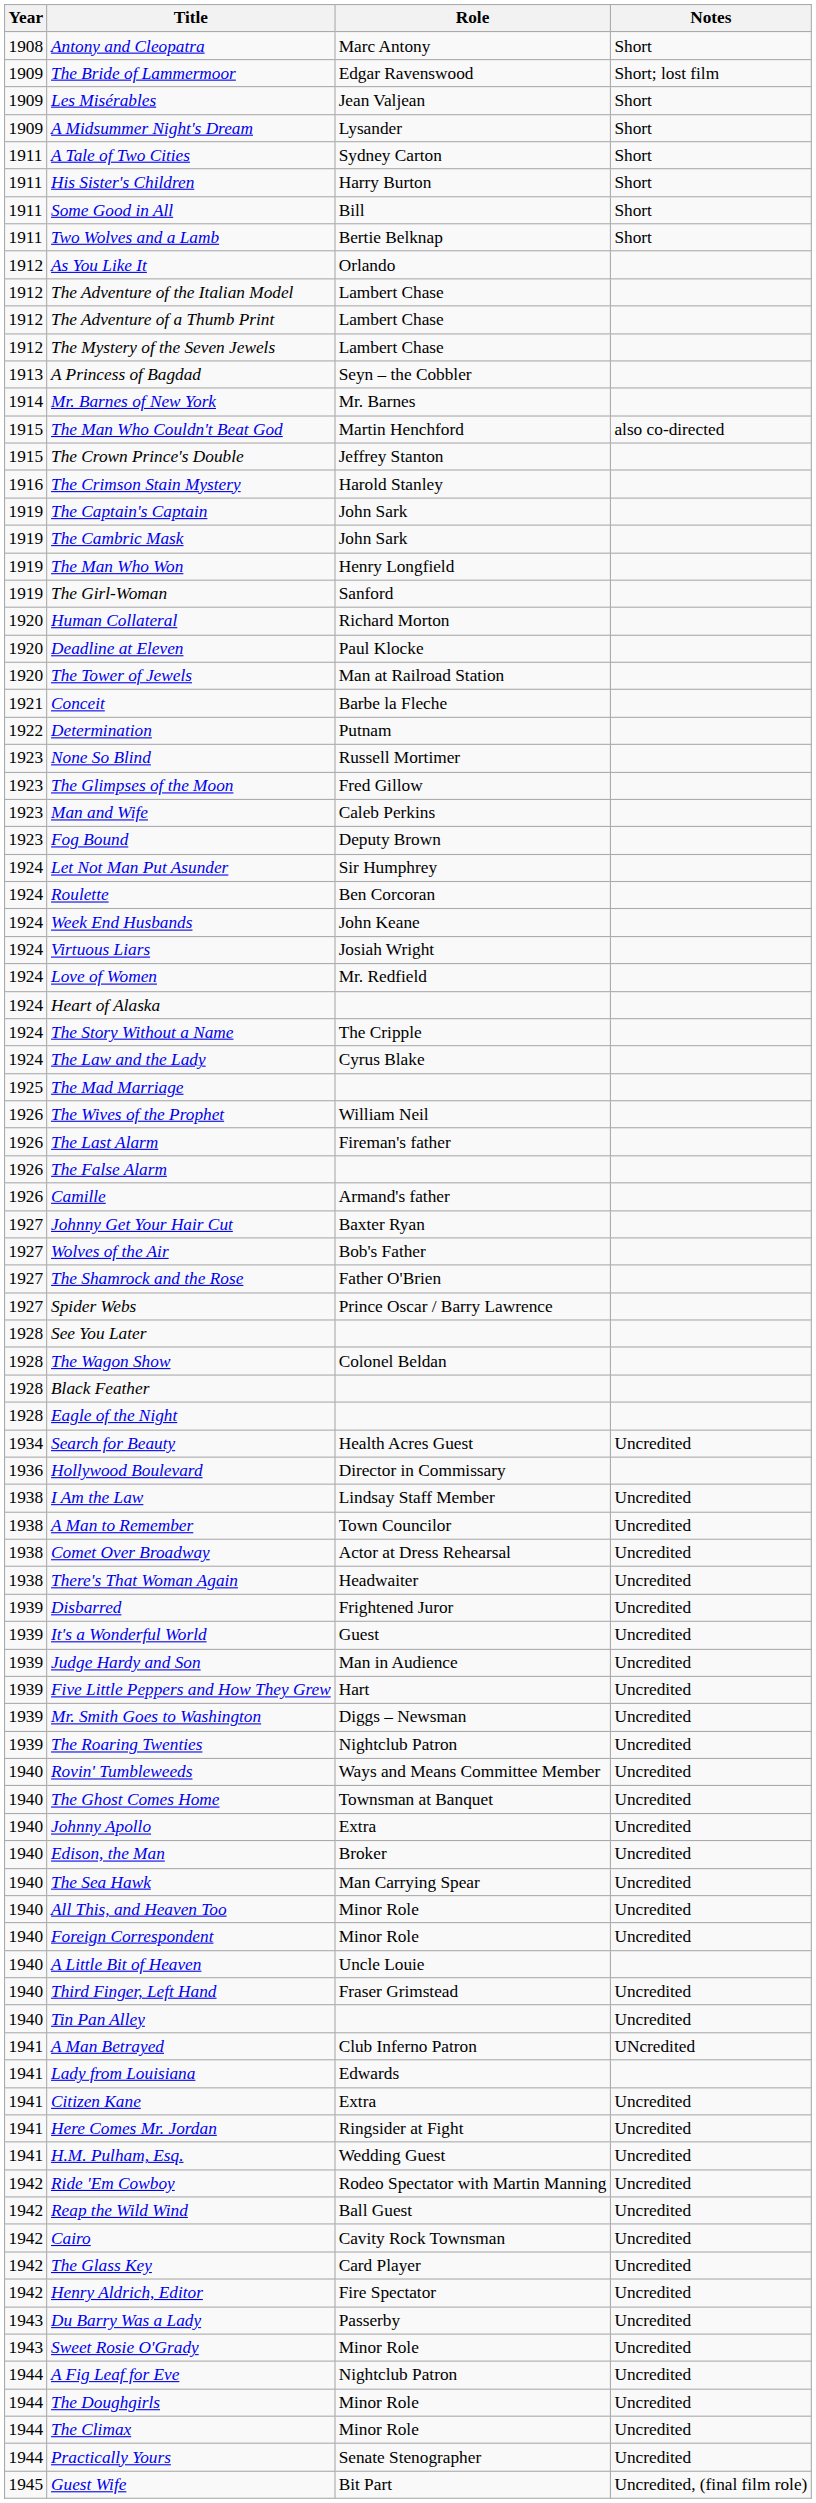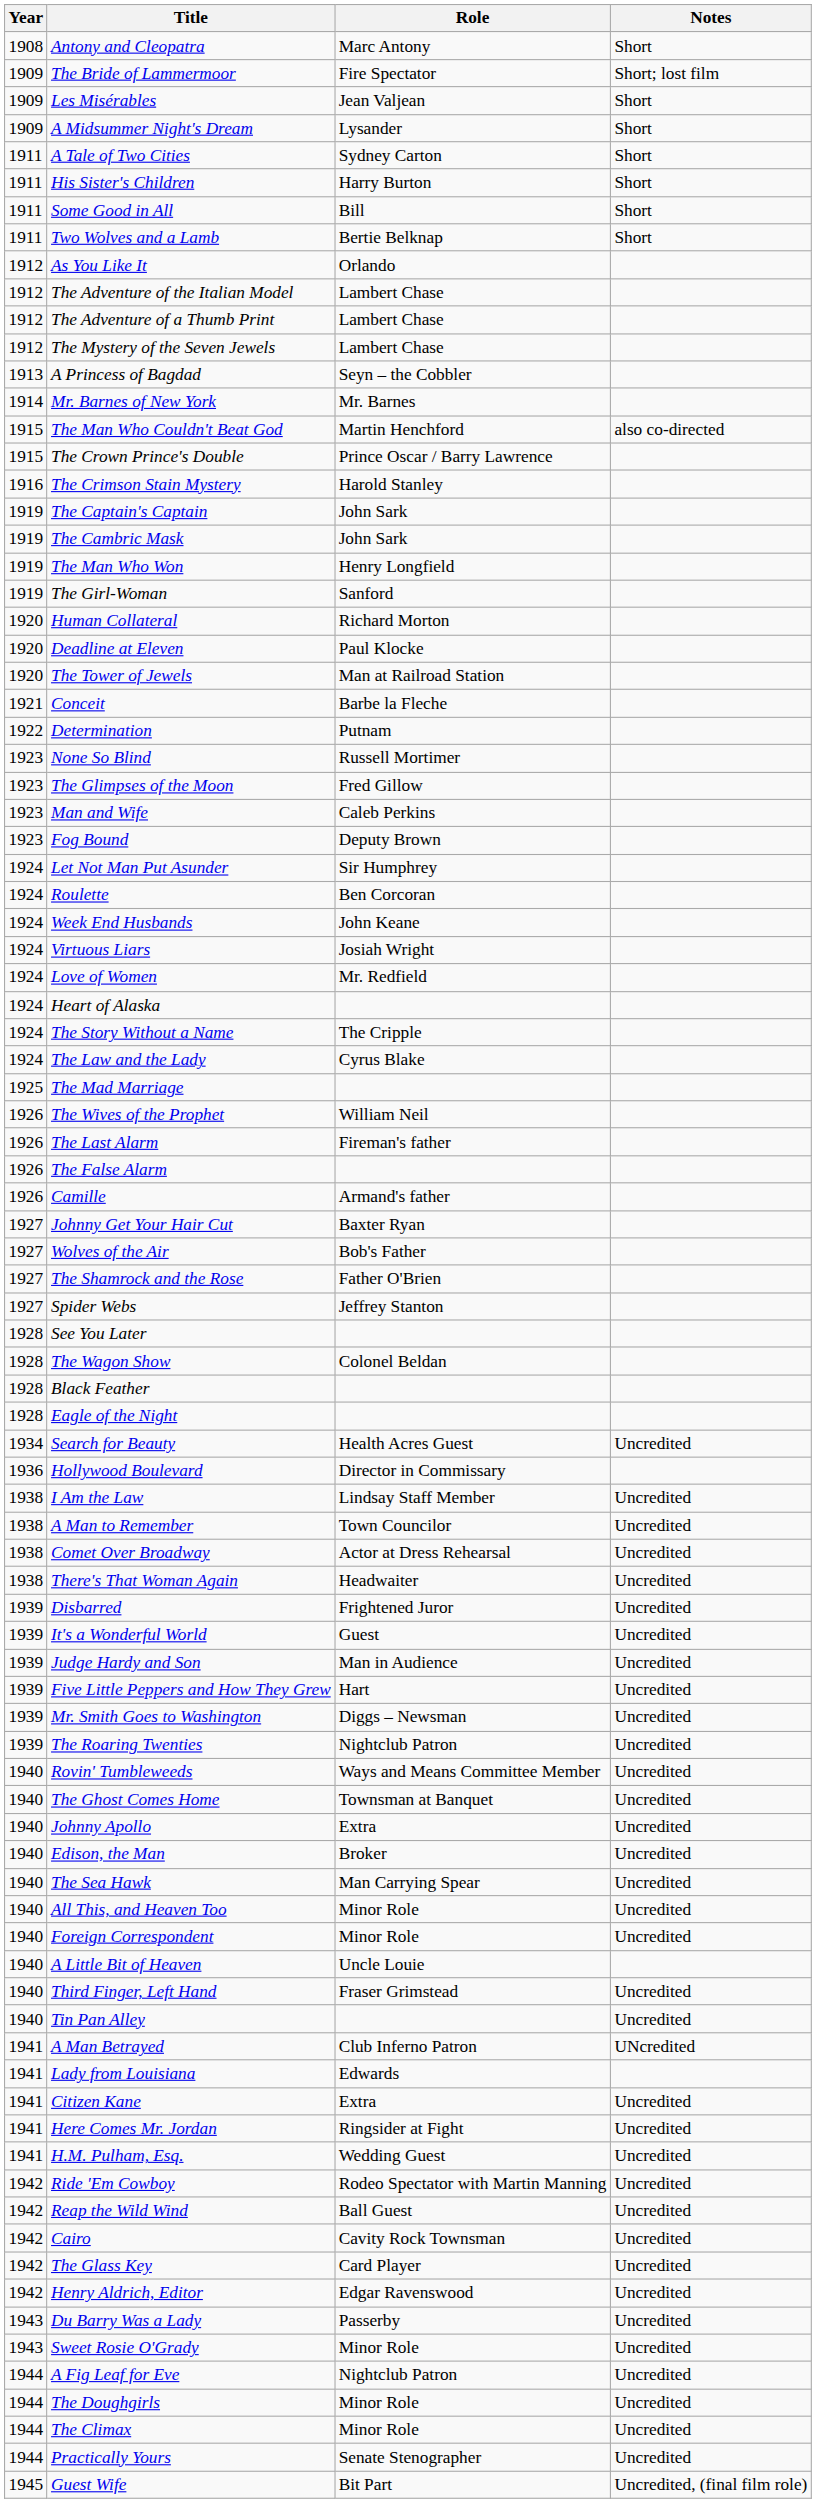(406, 73) Edgar Ravenswood -> (387, 73) Fire Spectator
(391, 456) Jeffrey Stanton -> (446, 456) Prince Oscar / Barry Lawrence
(446, 1306) Prince Oscar / Barry Lawrence -> (391, 1306) Jeffrey Stanton
(387, 2292) Fire Spectator -> (406, 2292) Edgar Ravenswood
